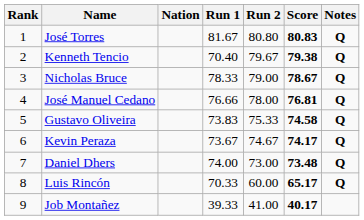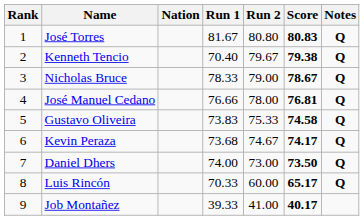(223, 141) 73.67 -> (223, 141) 73.68
(303, 162) 73.48 -> (303, 162) 73.50
